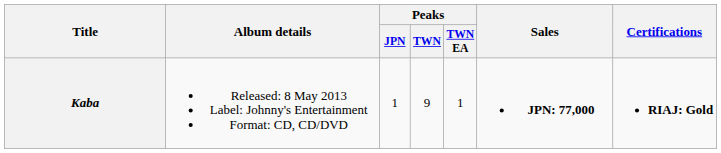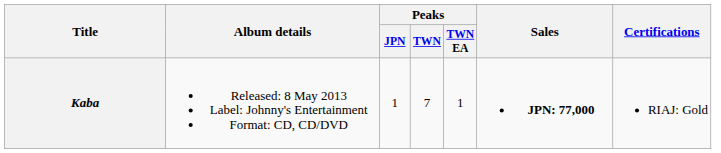(427, 103) 9 -> (427, 103) 7
(664, 110) bold -> (662, 110) normal
